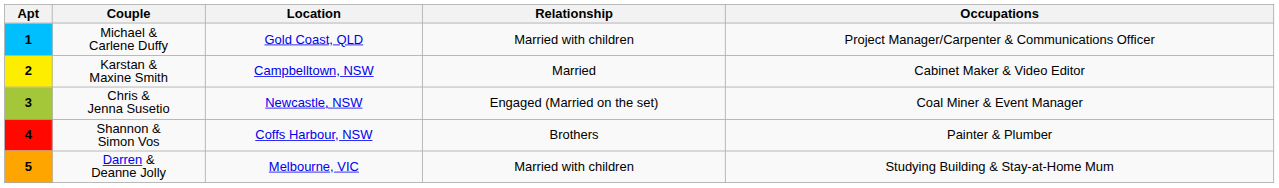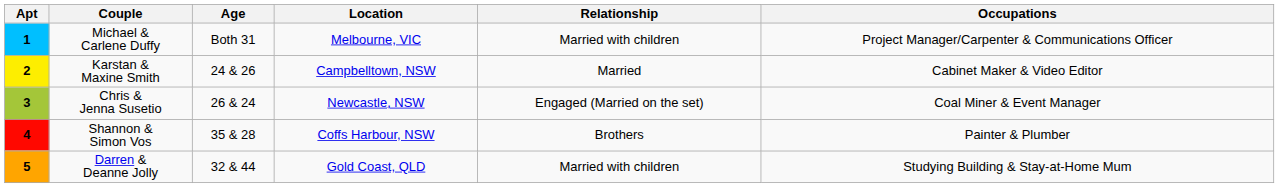+ column: (233, 13)
(314, 39) Gold Coast, QLD -> (376, 39) Melbourne, VIC
(314, 166) Melbourne, VIC -> (376, 166) Gold Coast, QLD
